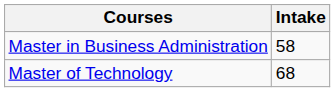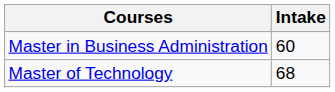(285, 45) 58 -> (285, 45) 60
